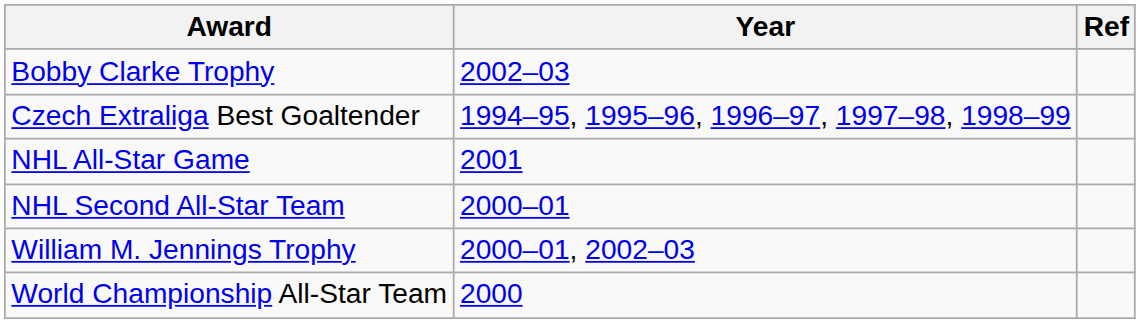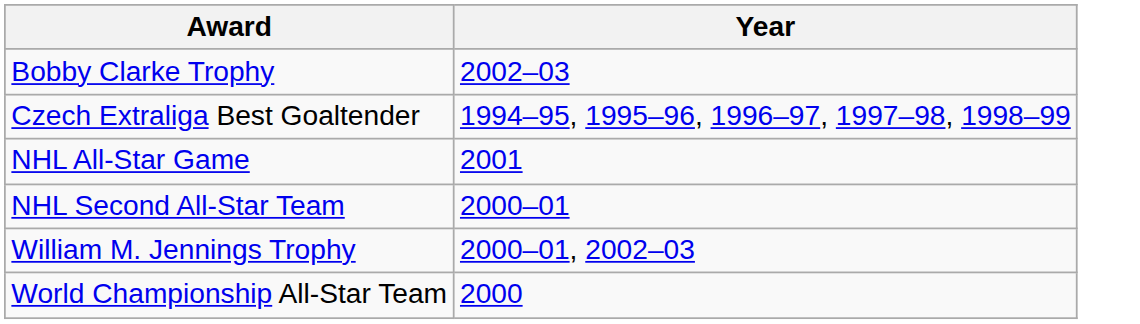- column: (1106, 26)
